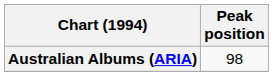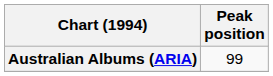(235, 58) 98 -> (235, 58) 99
